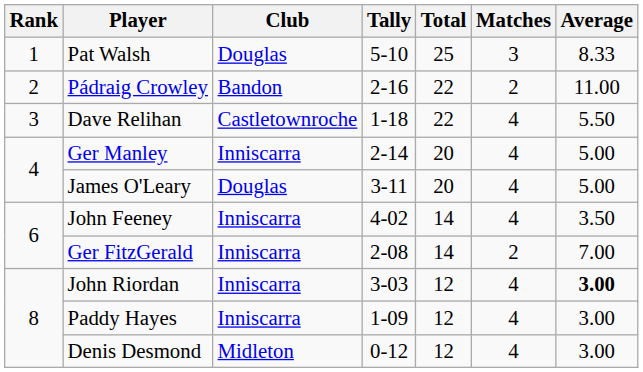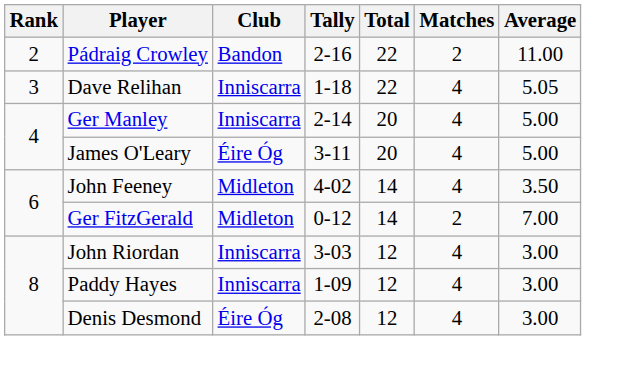- row: (109, 53)
(287, 119) Castletownroche -> (259, 86) Inniscarra
(597, 119) 5.50 -> (540, 86) 5.05
(252, 185) Douglas -> (250, 152) Éire Óg
(259, 218) Inniscarra -> (256, 185) Midleton
(259, 251) Inniscarra -> (256, 218) Midleton
(389, 251) 2-08 -> (332, 218) 0-12
(597, 284) bold -> (540, 251) normal
(256, 350) Midleton -> (250, 317) Éire Óg
(389, 350) 0-12 -> (332, 317) 2-08
